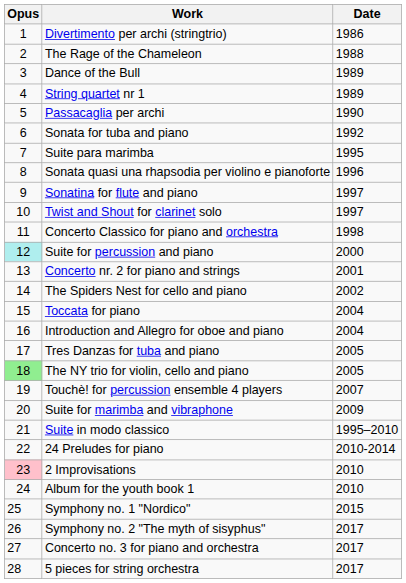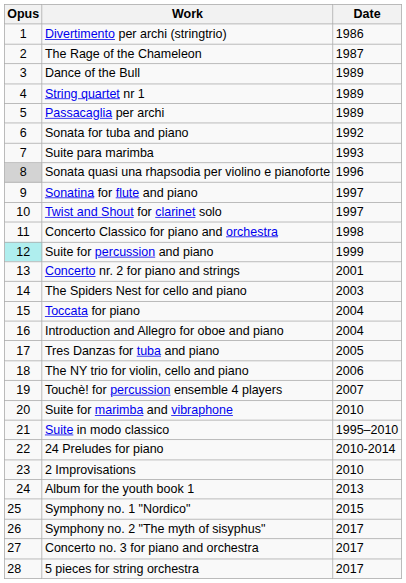(350, 53) 1988 -> (350, 53) 1987
(350, 113) 1990 -> (350, 113) 1989
(350, 152) 1995 -> (350, 152) 1993
(23, 172) no background -> (23, 172) lightgrey background
(350, 251) 2000 -> (350, 251) 1999
(350, 291) 2002 -> (350, 291) 2003
(23, 370) lightgreen background -> (23, 370) no background
(350, 370) 2005 -> (350, 370) 2006
(350, 410) 2009 -> (350, 410) 2010
(23, 469) pink background -> (23, 469) no background
(350, 489) 2010 -> (350, 489) 2013
